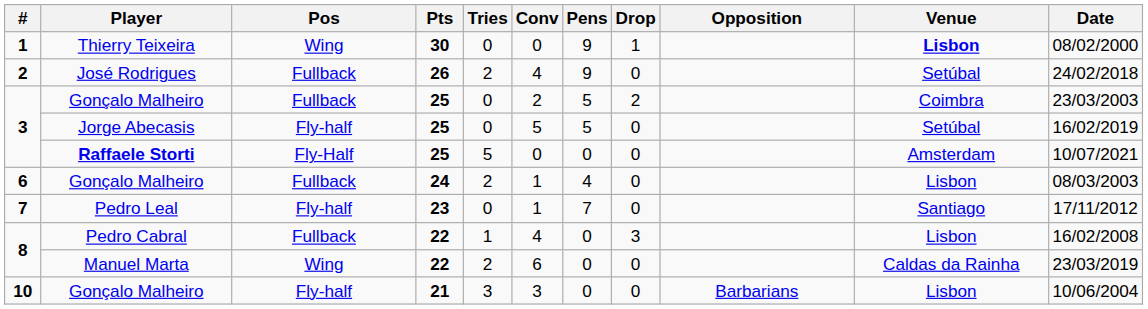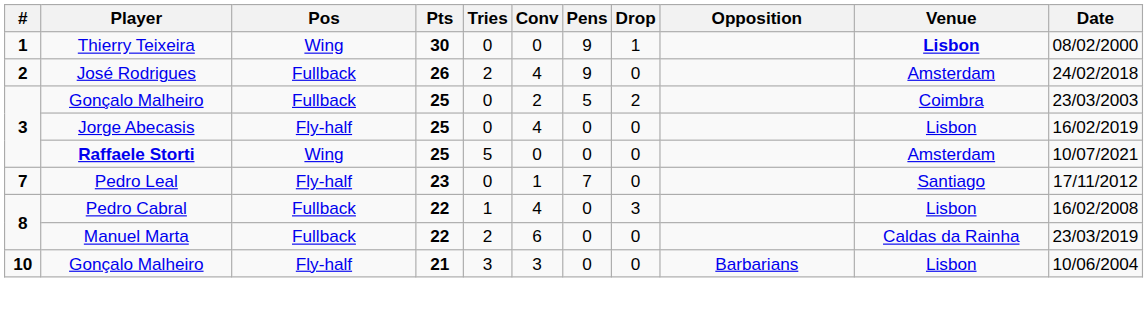(951, 73) Setúbal -> (951, 73) Amsterdam
(537, 127) 5 -> (537, 127) 4
(587, 127) 5 -> (587, 127) 0
(951, 127) Setúbal -> (951, 127) Lisbon
(324, 154) Fly-Half -> (324, 154) Wing
- row: (23, 181)
(324, 263) Wing -> (324, 236) Fullback
